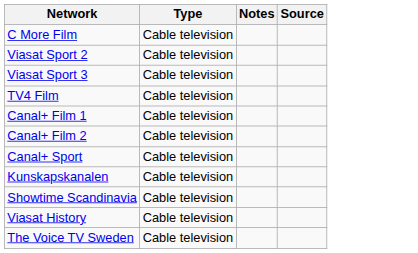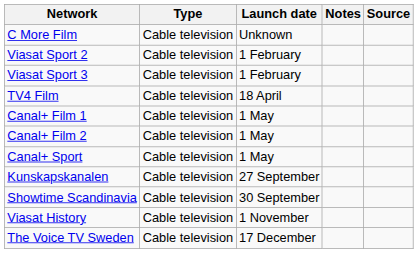+ column: (279, 14)
